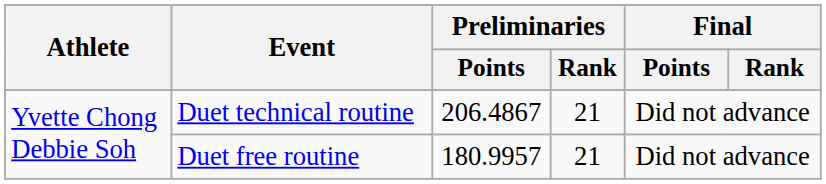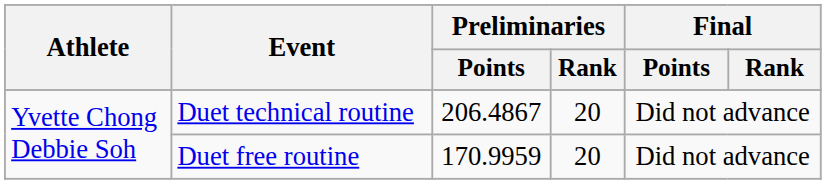(587, 112) 21 -> (587, 112) 20
(491, 156) 180.9957 -> (491, 156) 170.9959
(587, 156) 21 -> (587, 156) 20
